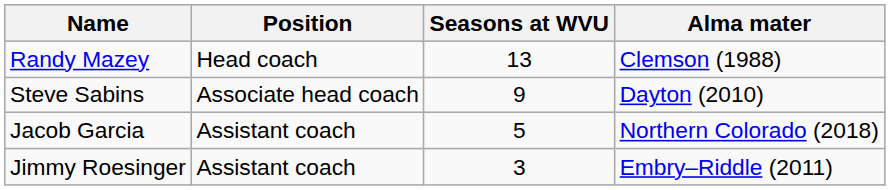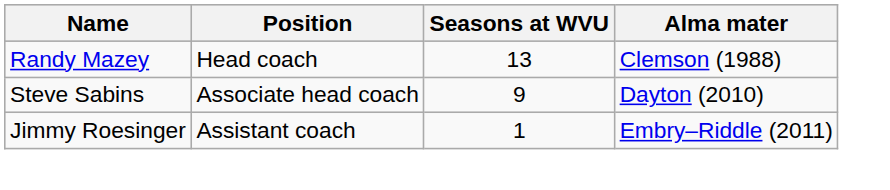- row: (77, 131)
(519, 167) 3 -> (519, 131) 1
